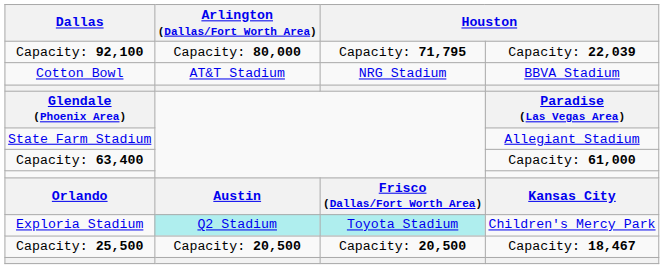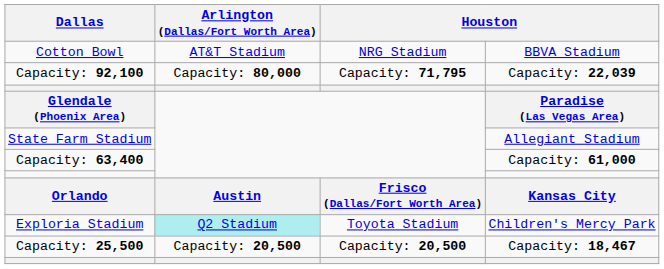rows swapped: (80, 74) <-> (80, 52)
(403, 225) paleturquoise background -> (403, 225) no background
